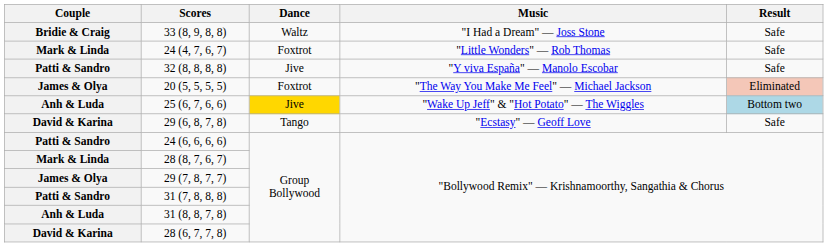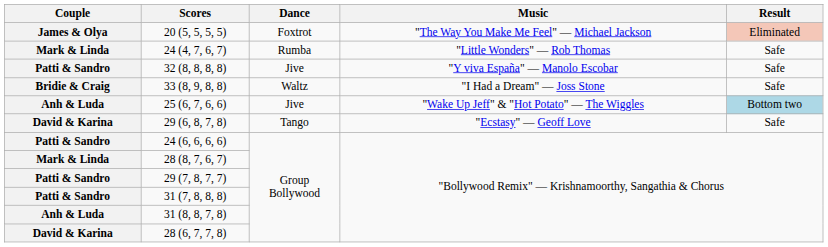rows swapped: (195, 86) <-> (195, 31)
(294, 50) Foxtrot -> (294, 50) Rumba
(294, 104) gold background -> (294, 104) no background
(73, 178) James & Olya -> (73, 178) Patti & Sandro
